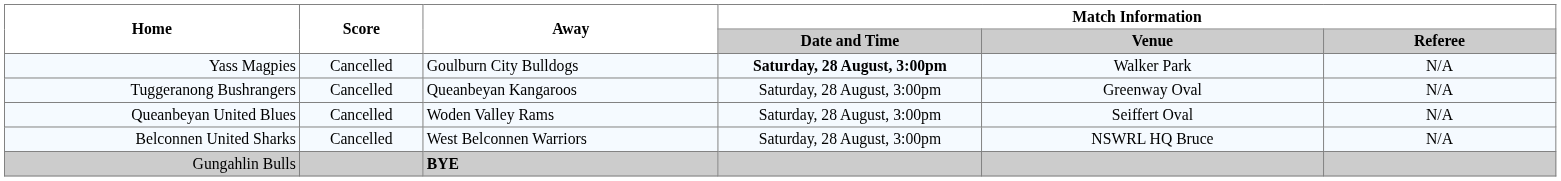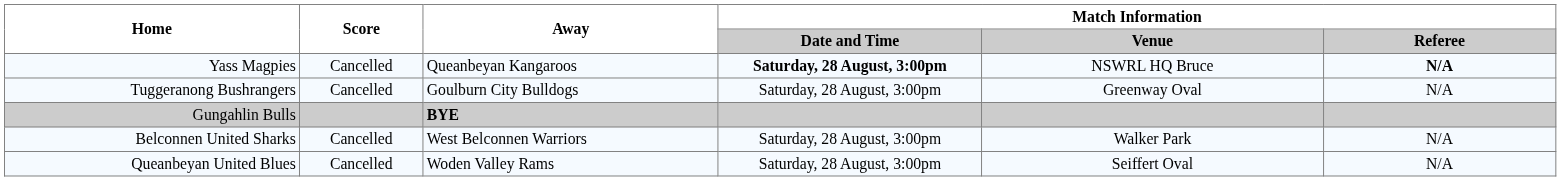(503, 65) Goulburn City Bulldogs -> (502, 65) Queanbeyan Kangaroos
(1152, 65) Walker Park -> (1152, 65) NSWRL HQ Bruce
(1439, 65) normal -> (1439, 65) bold
(502, 90) Queanbeyan Kangaroos -> (503, 90) Goulburn City Bulldogs
rows swapped: (214, 114) <-> (244, 163)
(1152, 139) NSWRL HQ Bruce -> (1152, 139) Walker Park
